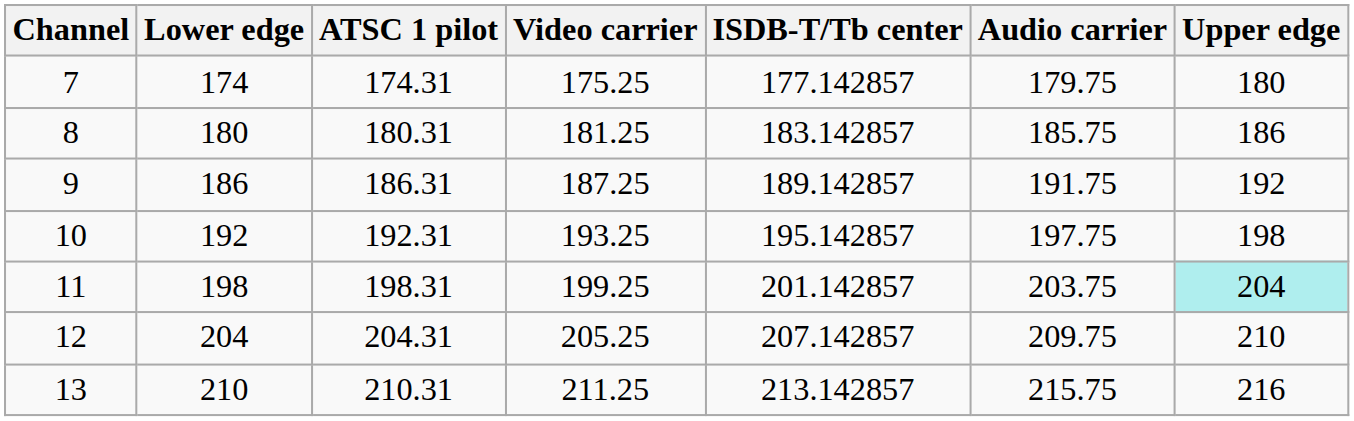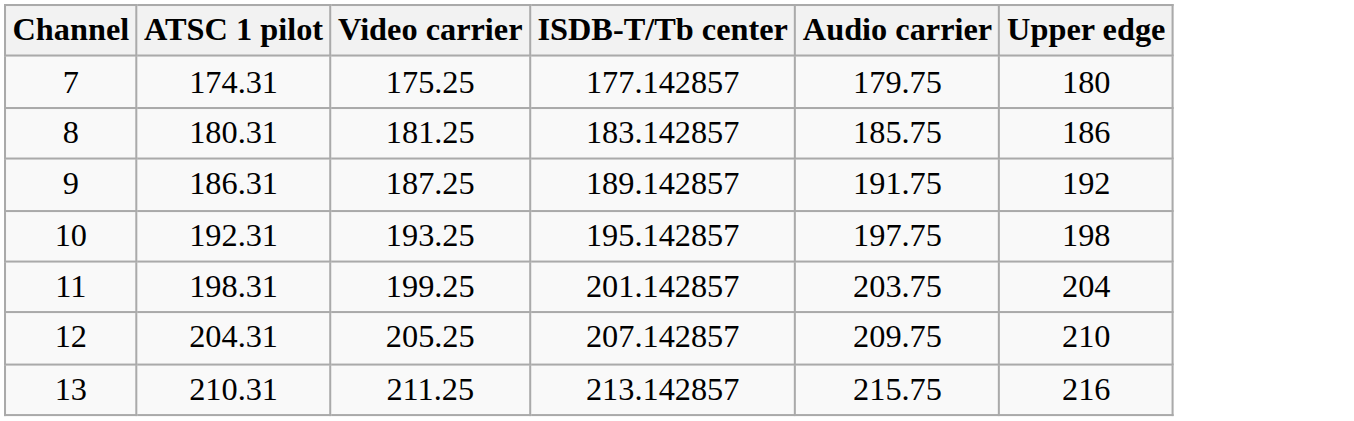- column: (224, 30)
(1261, 286) paleturquoise background -> (1086, 286) no background
